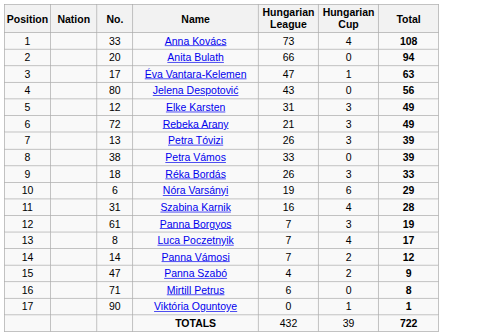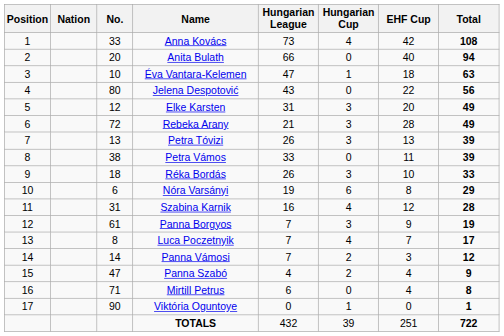+ column: (409, 19)
(115, 74) 17 -> (115, 74) 10
